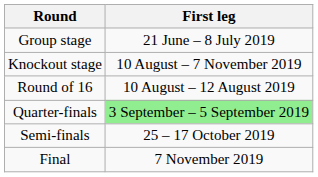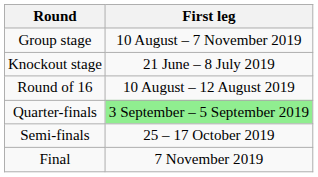(209, 40) 21 June – 8 July 2019 -> (209, 40) 10 August – 7 November 2019
(209, 64) 10 August – 7 November 2019 -> (209, 64) 21 June – 8 July 2019
